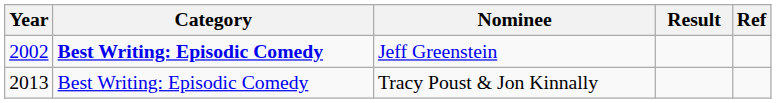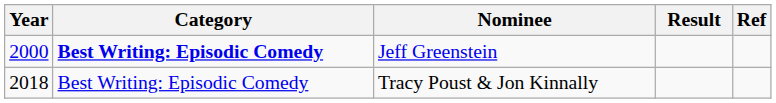(29, 51) 2002 -> (29, 51) 2000
(29, 82) 2013 -> (29, 82) 2018
